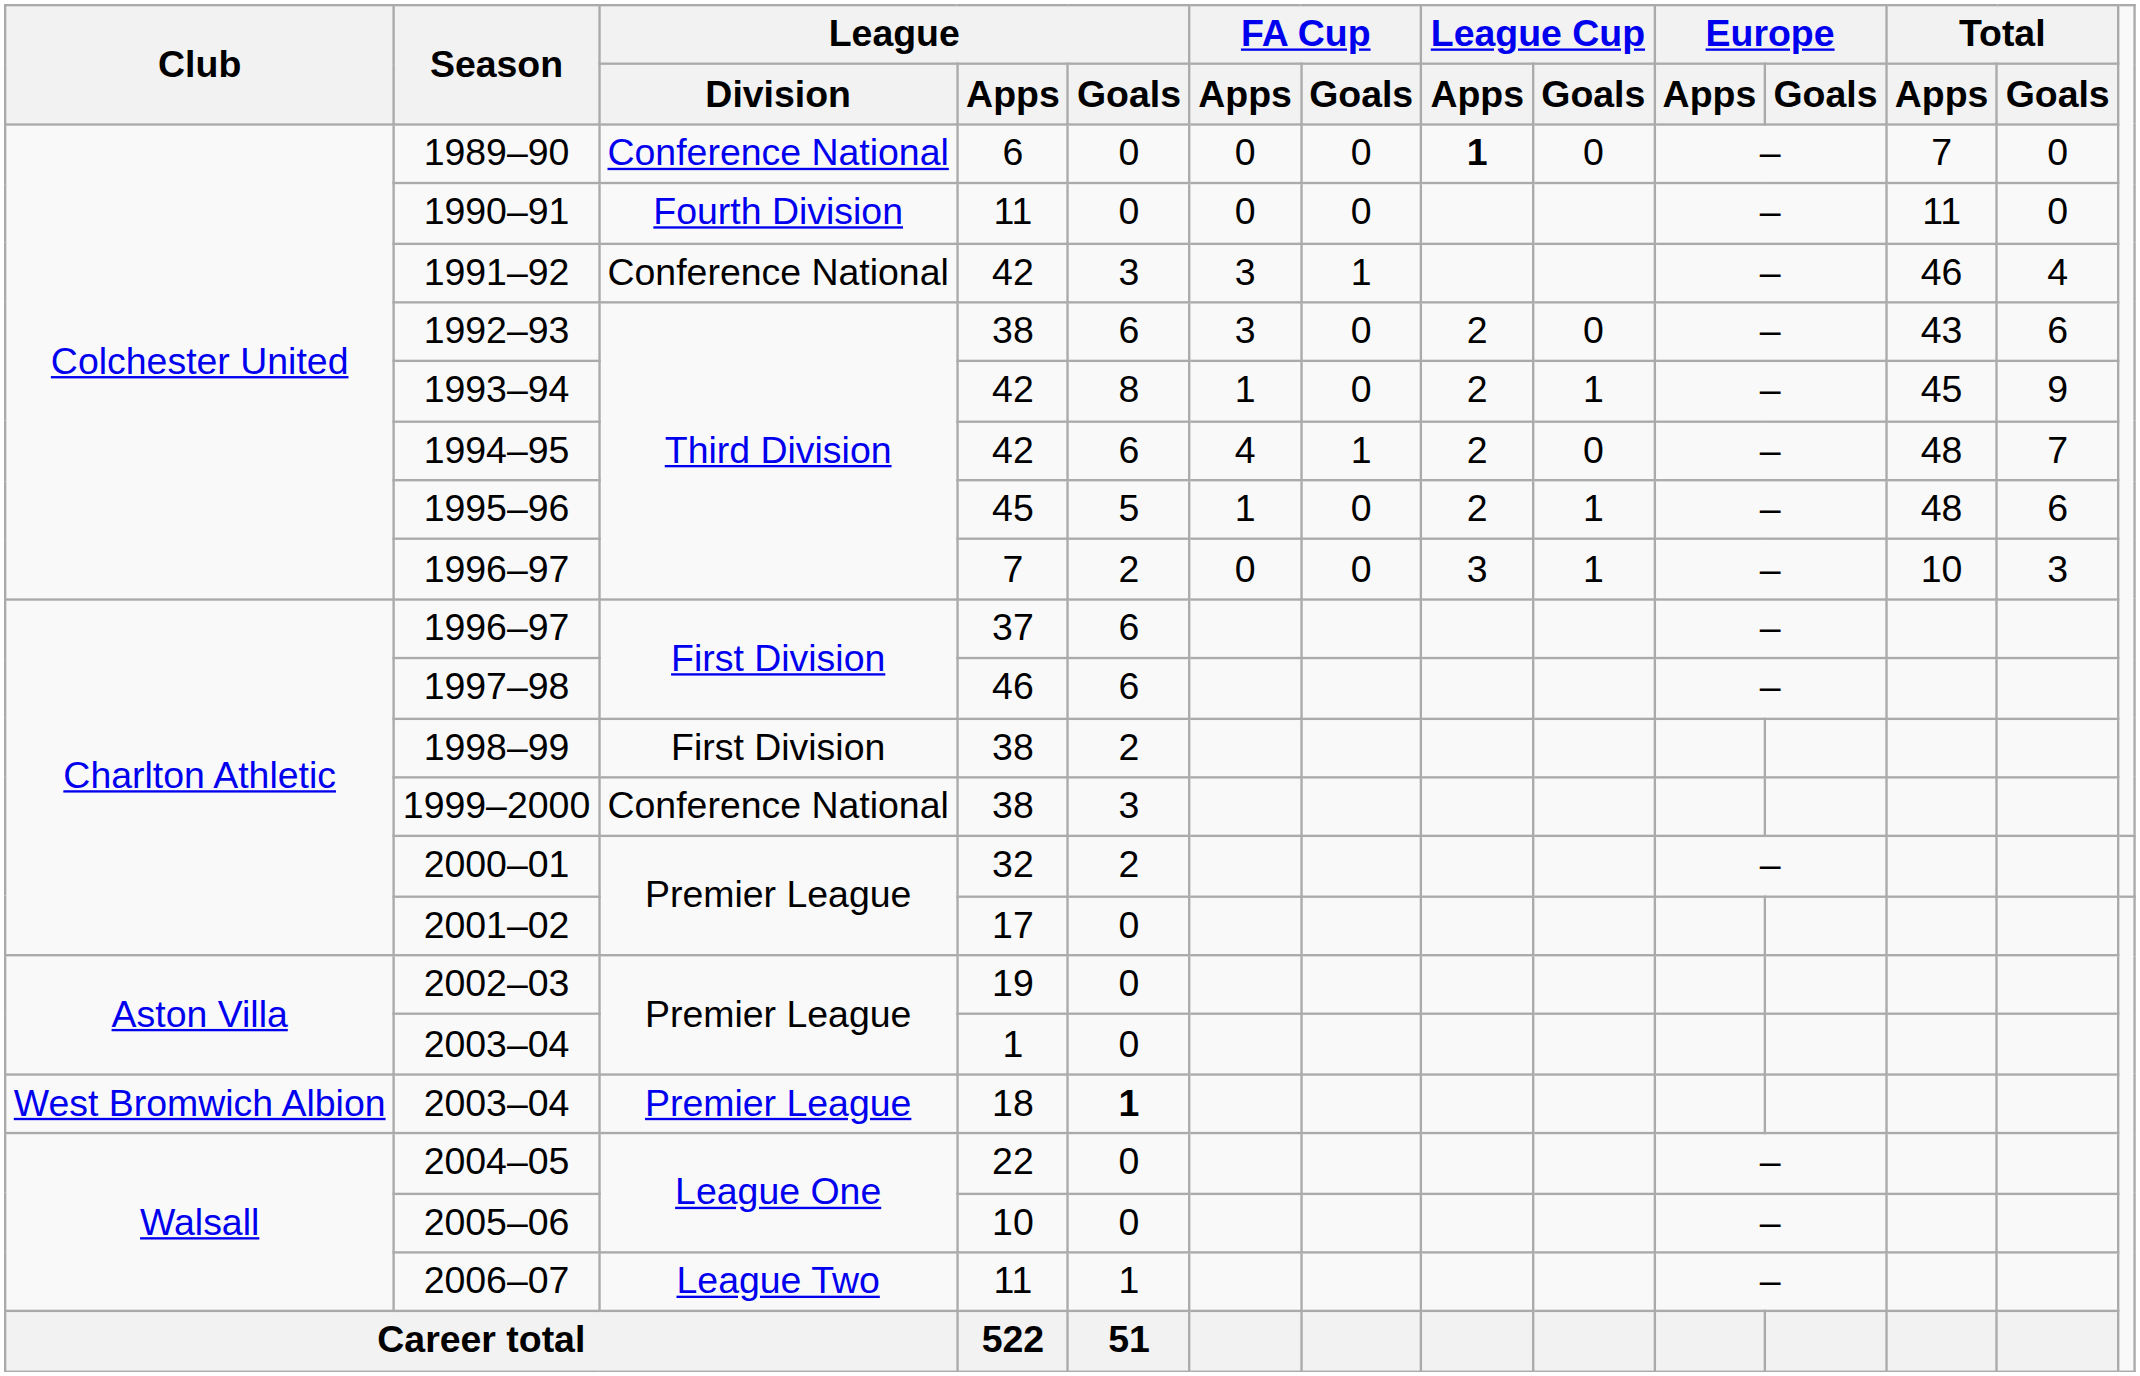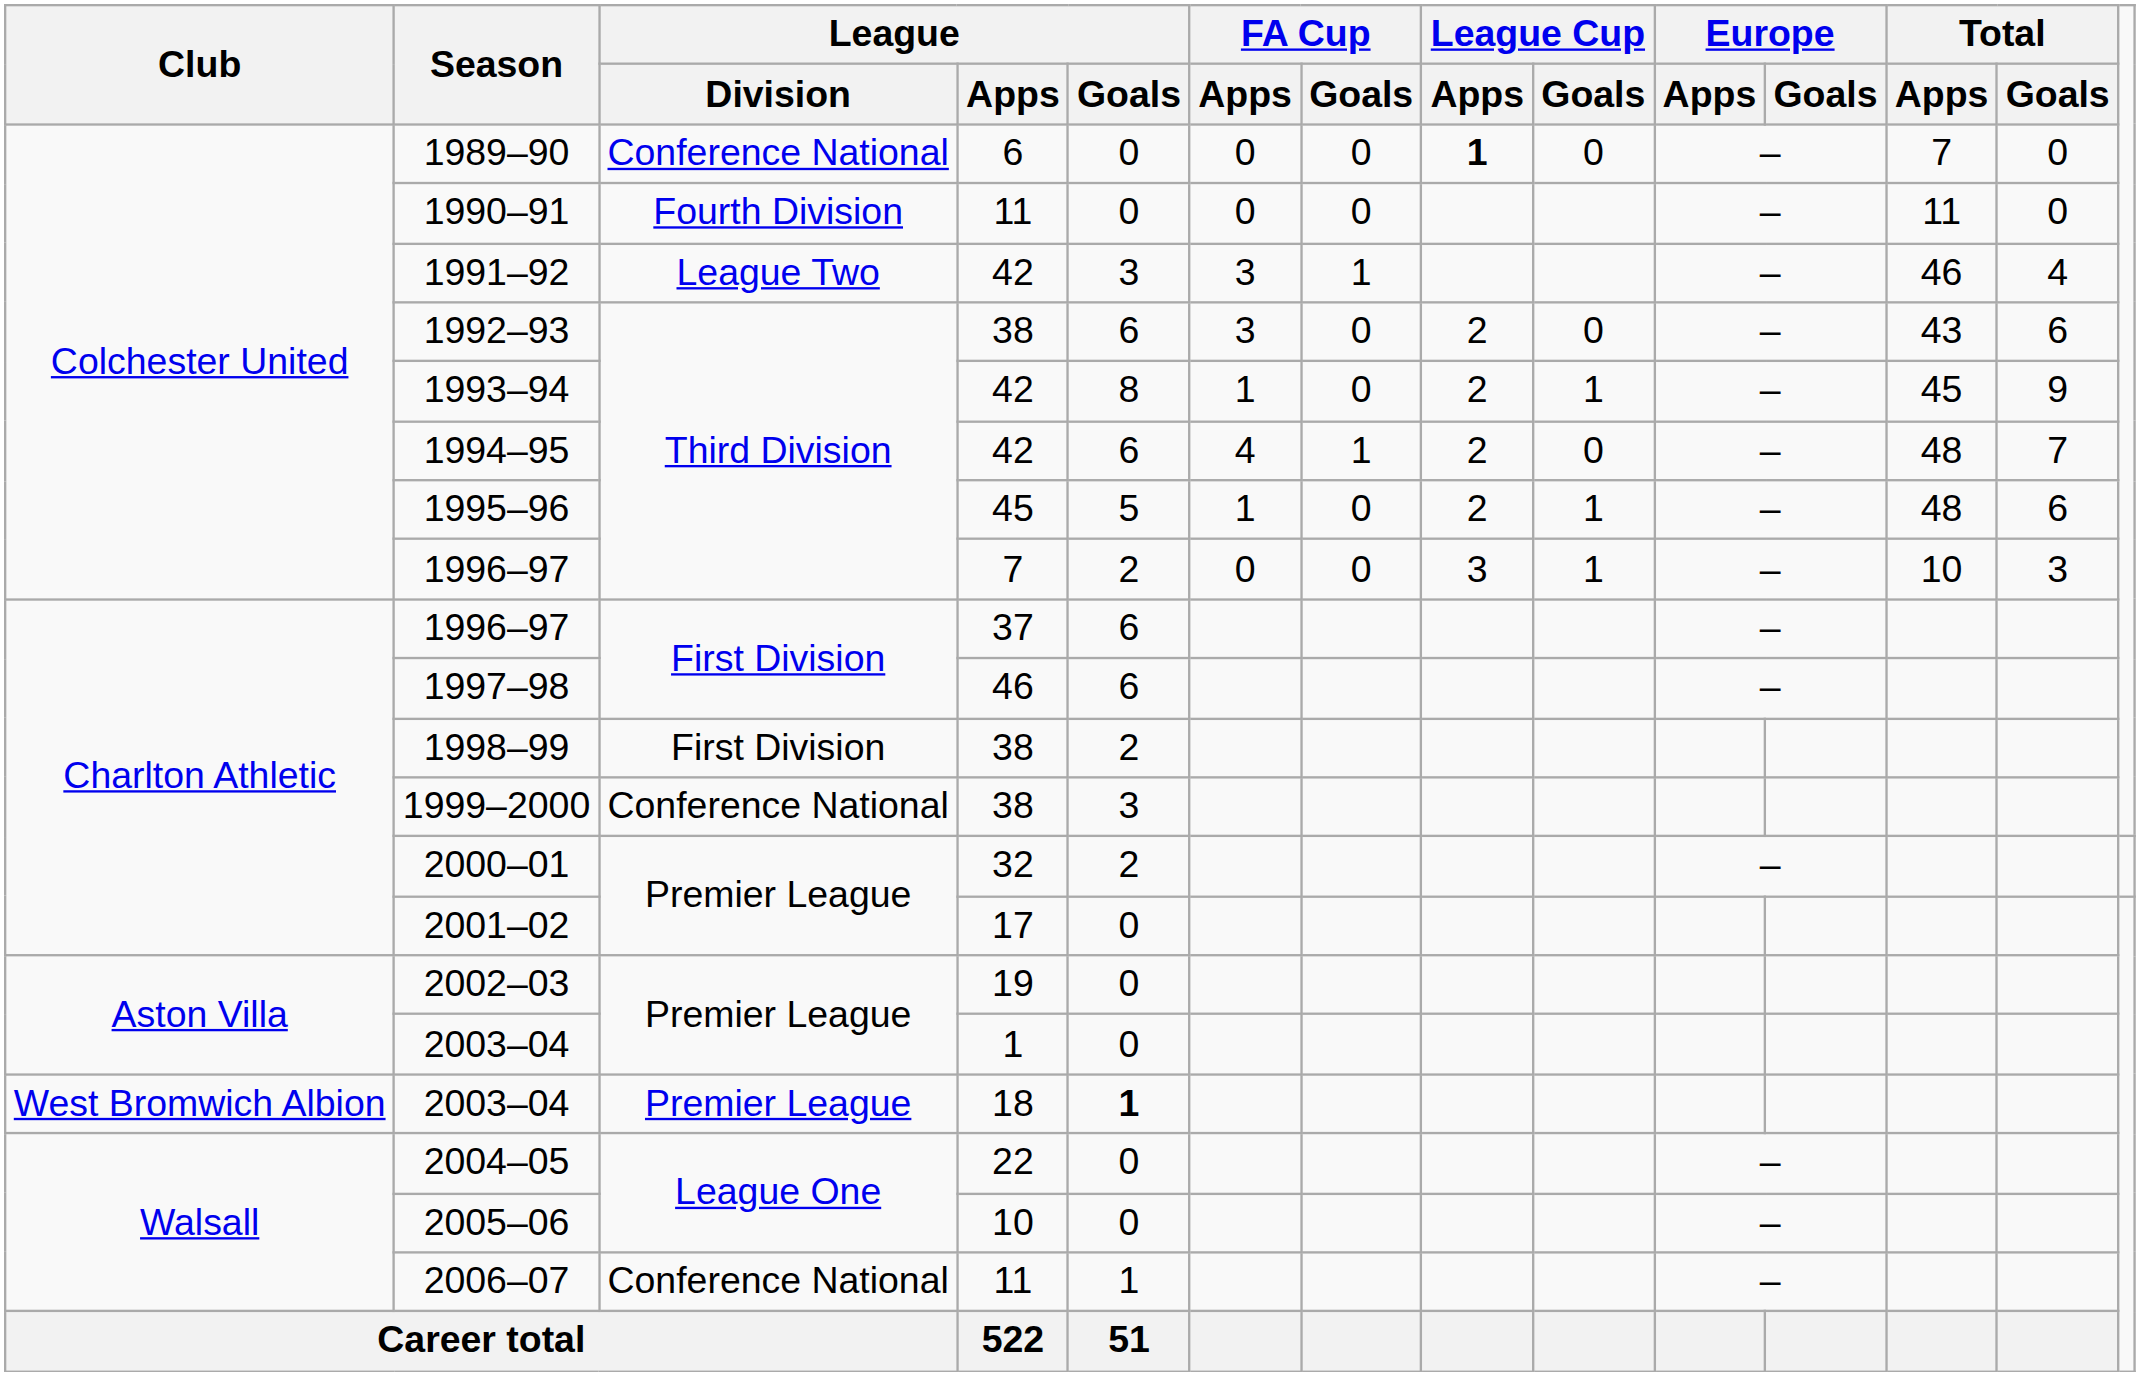(778, 271) Conference National -> (778, 271) League Two
(778, 1281) League Two -> (778, 1281) Conference National
